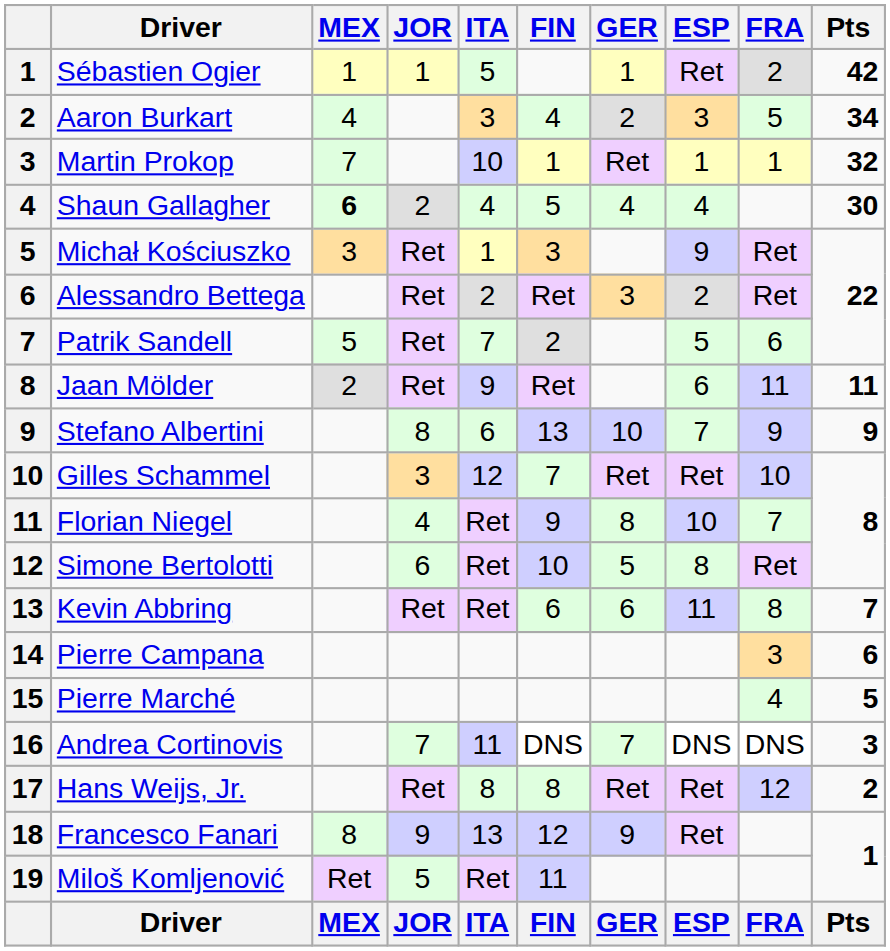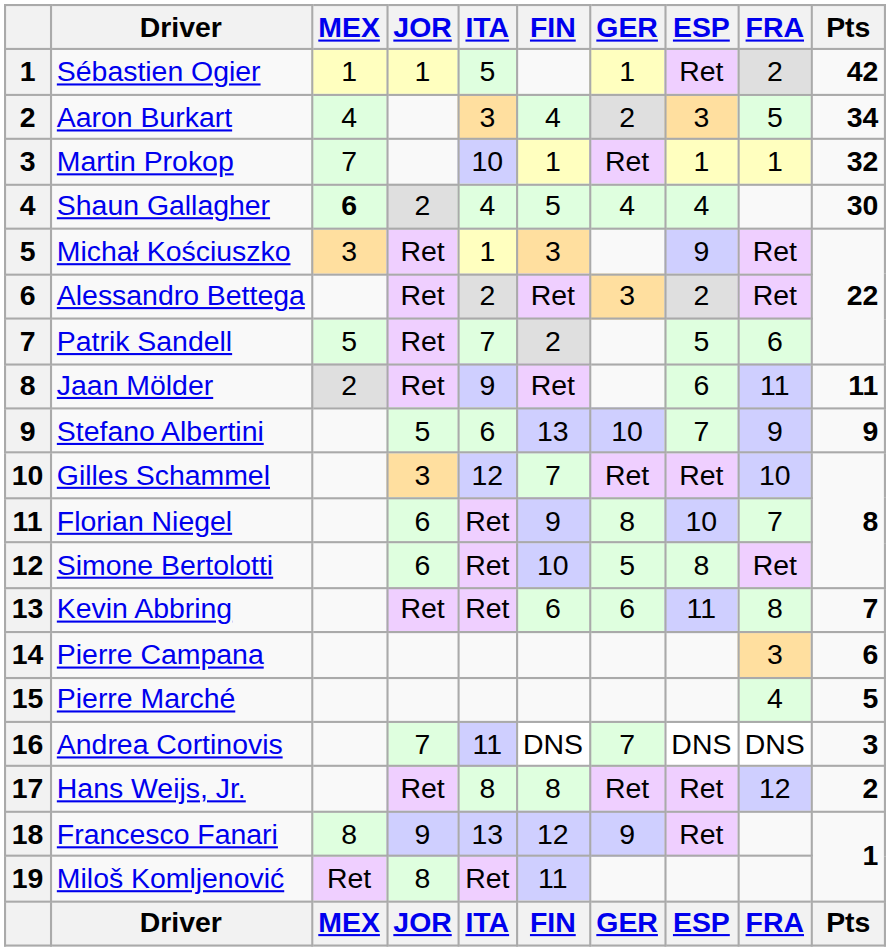(423, 430) 8 -> (423, 430) 5
(423, 520) 4 -> (423, 520) 6
(423, 878) 5 -> (423, 878) 8
